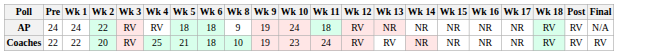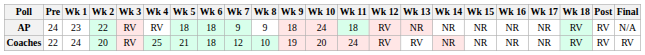+ column: (238, 12)
(76, 27) 24 -> (76, 27) 23
(265, 27) 19 -> (292, 27) 18
(76, 43) 22 -> (76, 43) 24
(294, 43) 23 -> (322, 43) 20
